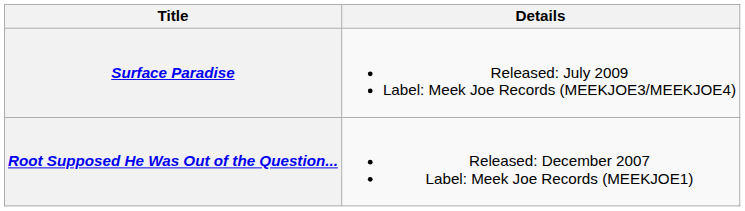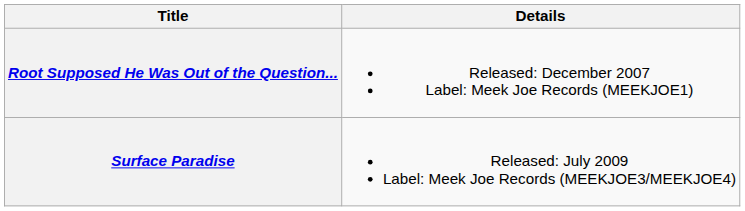rows swapped: (173, 161) <-> (173, 72)
